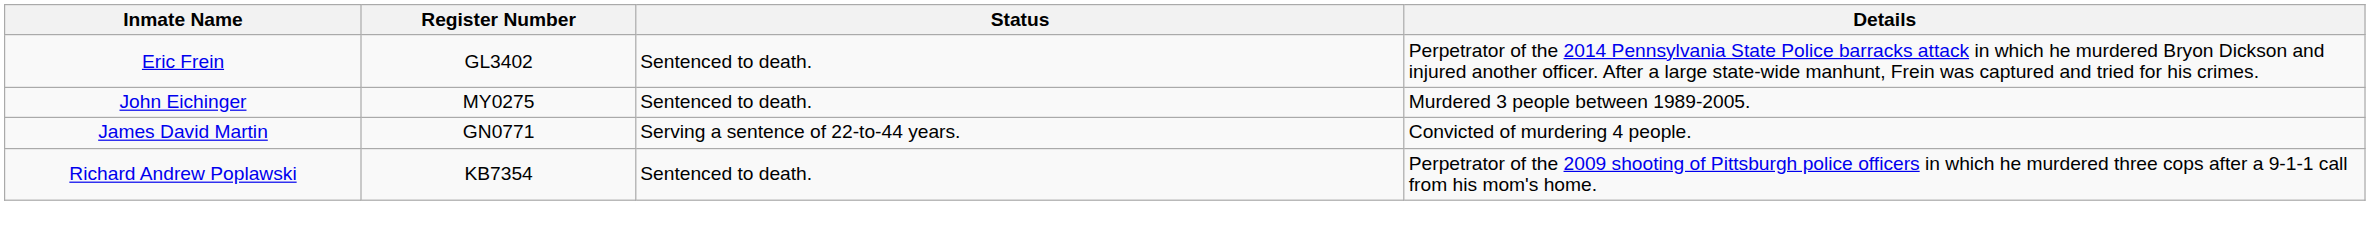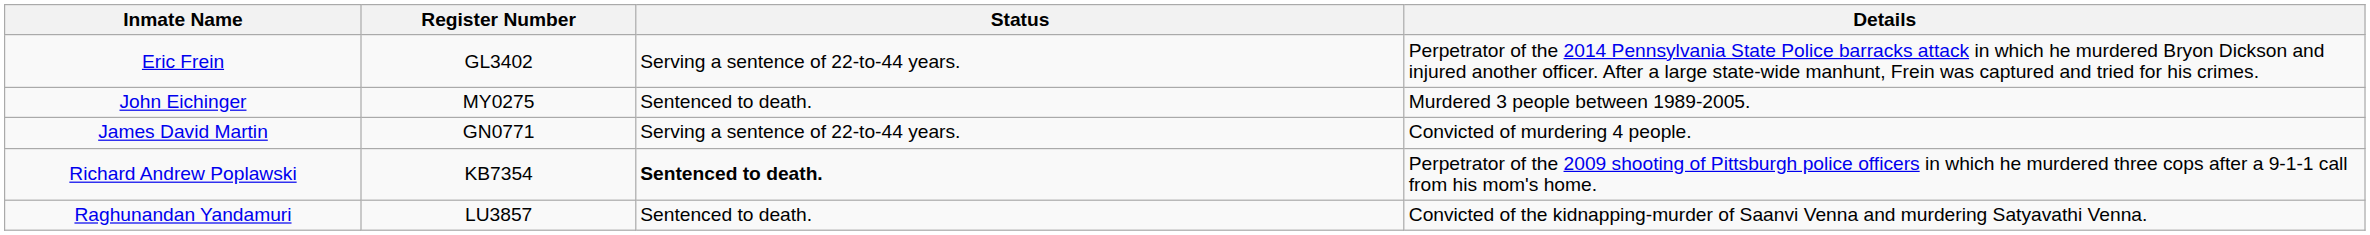(726, 60) Sentenced to death. -> (800, 60) Serving a sentence of 22-to-44 years.
(726, 173) normal -> (731, 173) bold
+ row: (183, 215)
